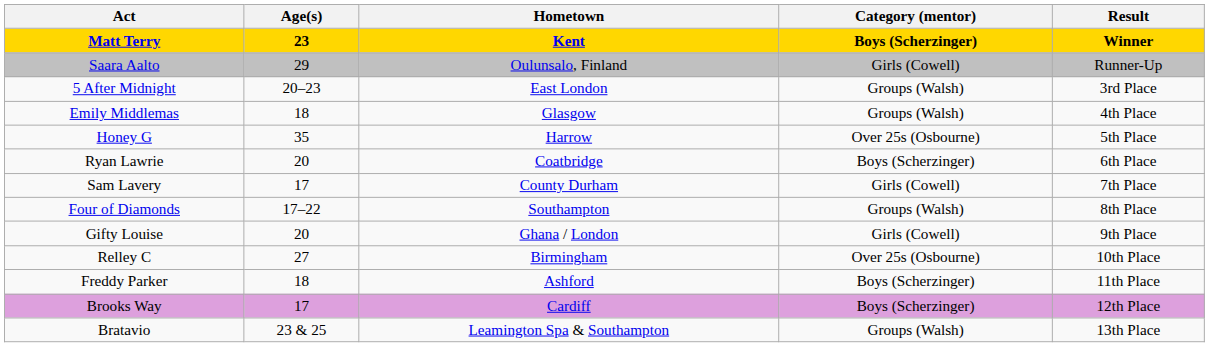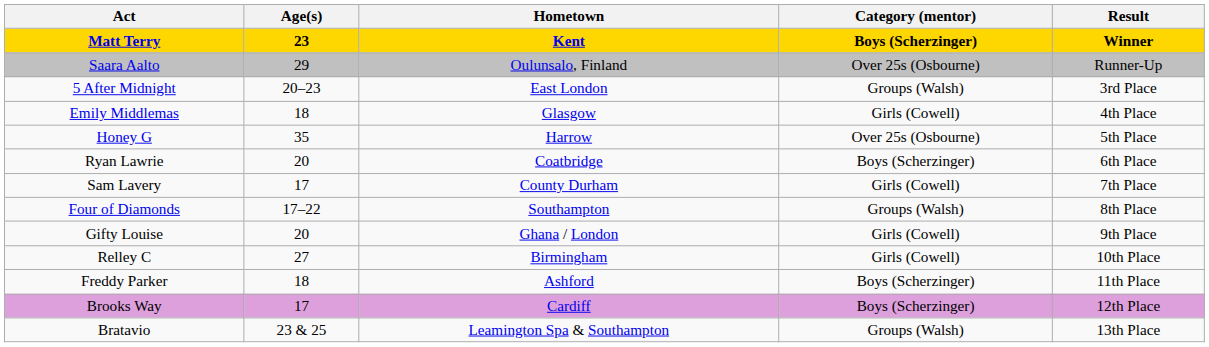(916, 64) Girls (Cowell) -> (916, 64) Over 25s (Osbourne)
(916, 112) Groups (Walsh) -> (916, 112) Girls (Cowell)
(916, 257) Over 25s (Osbourne) -> (916, 257) Girls (Cowell)
